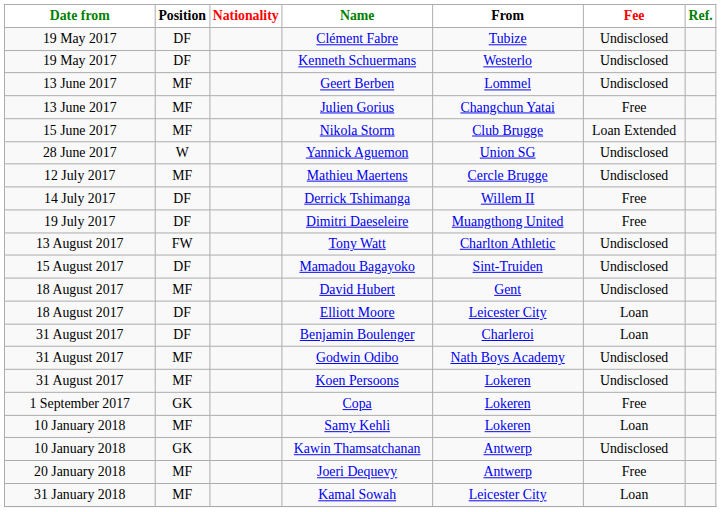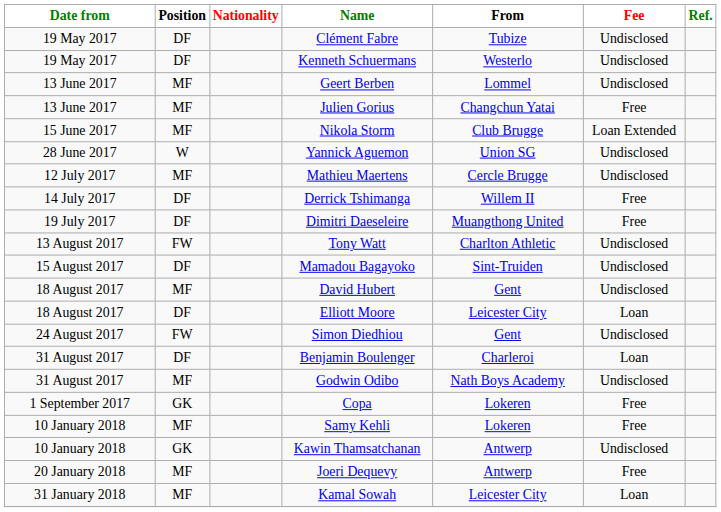+ row: (357, 335)
- row: (357, 381)
(634, 426) Loan -> (634, 426) Free
